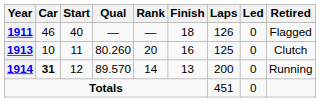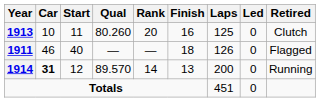rows swapped: (20, 32) <-> (20, 50)
